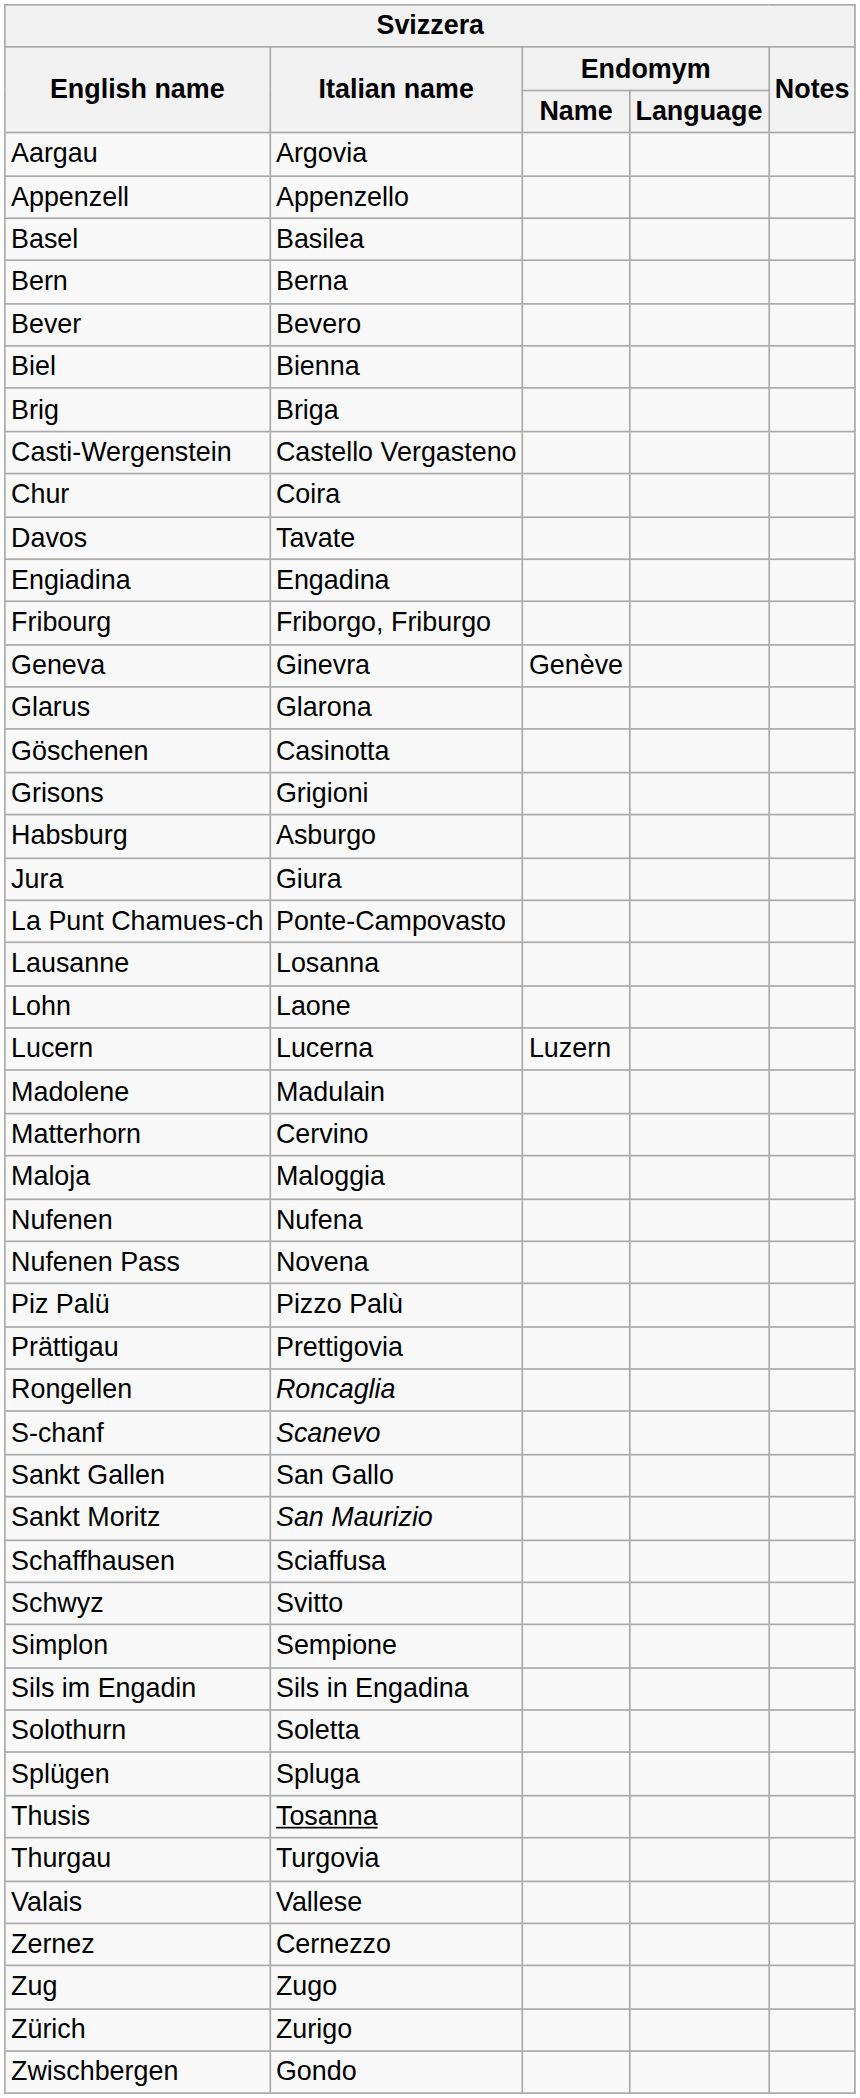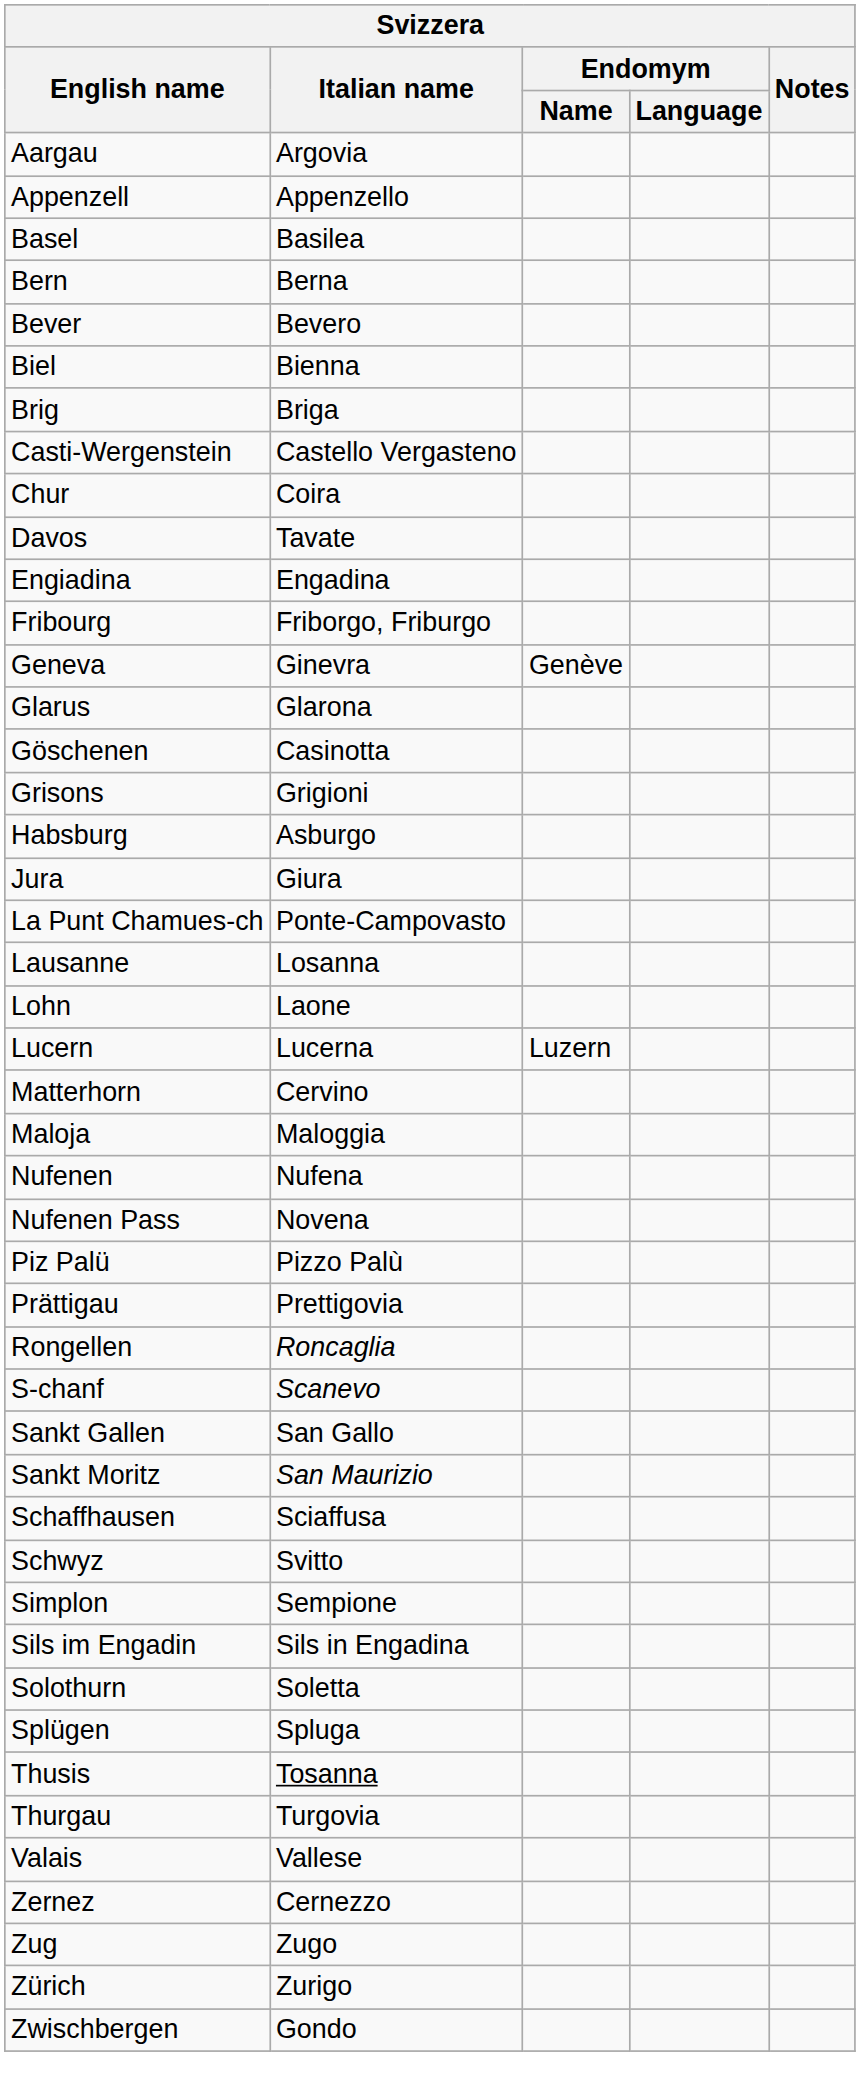- row: (70, 1091)
